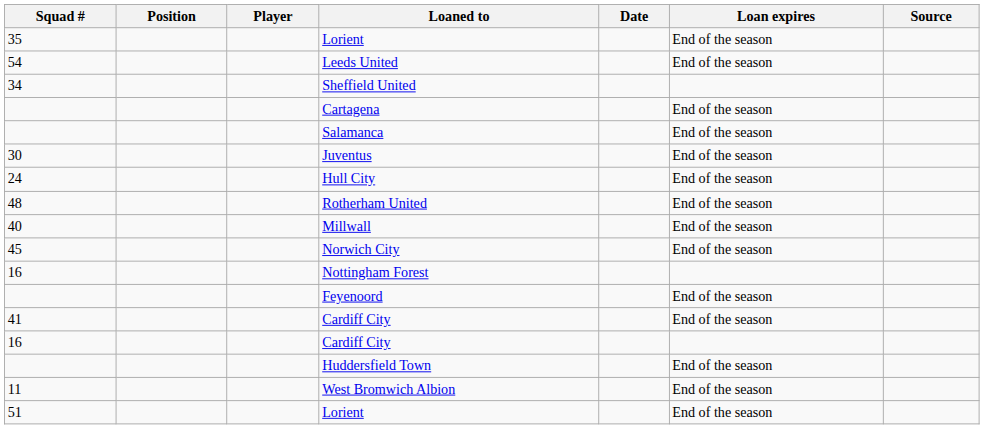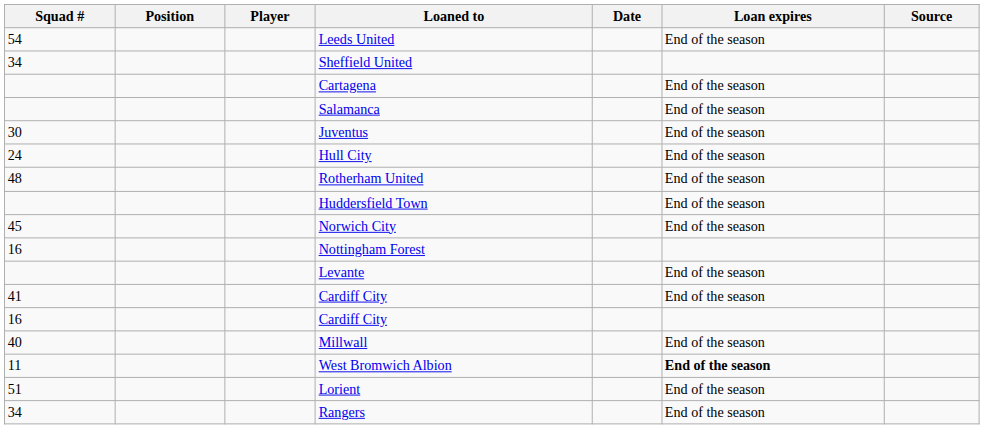- row: (15, 39)
rows swapped: (60, 366) <-> (15, 226)
+ row: (60, 273)
- row: (60, 296)
(722, 389) normal -> (718, 365) bold
+ row: (15, 412)
